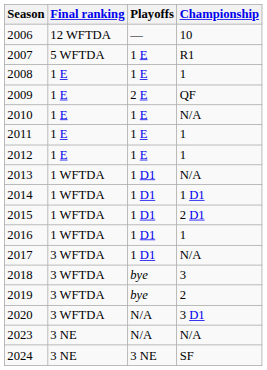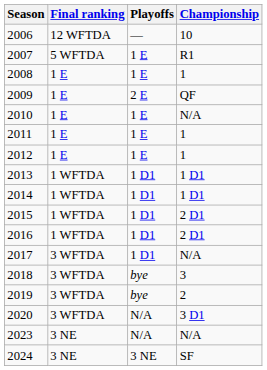(191, 174) N/A -> (192, 174) 1 D1
(183, 235) 1 -> (192, 235) 2 D1
